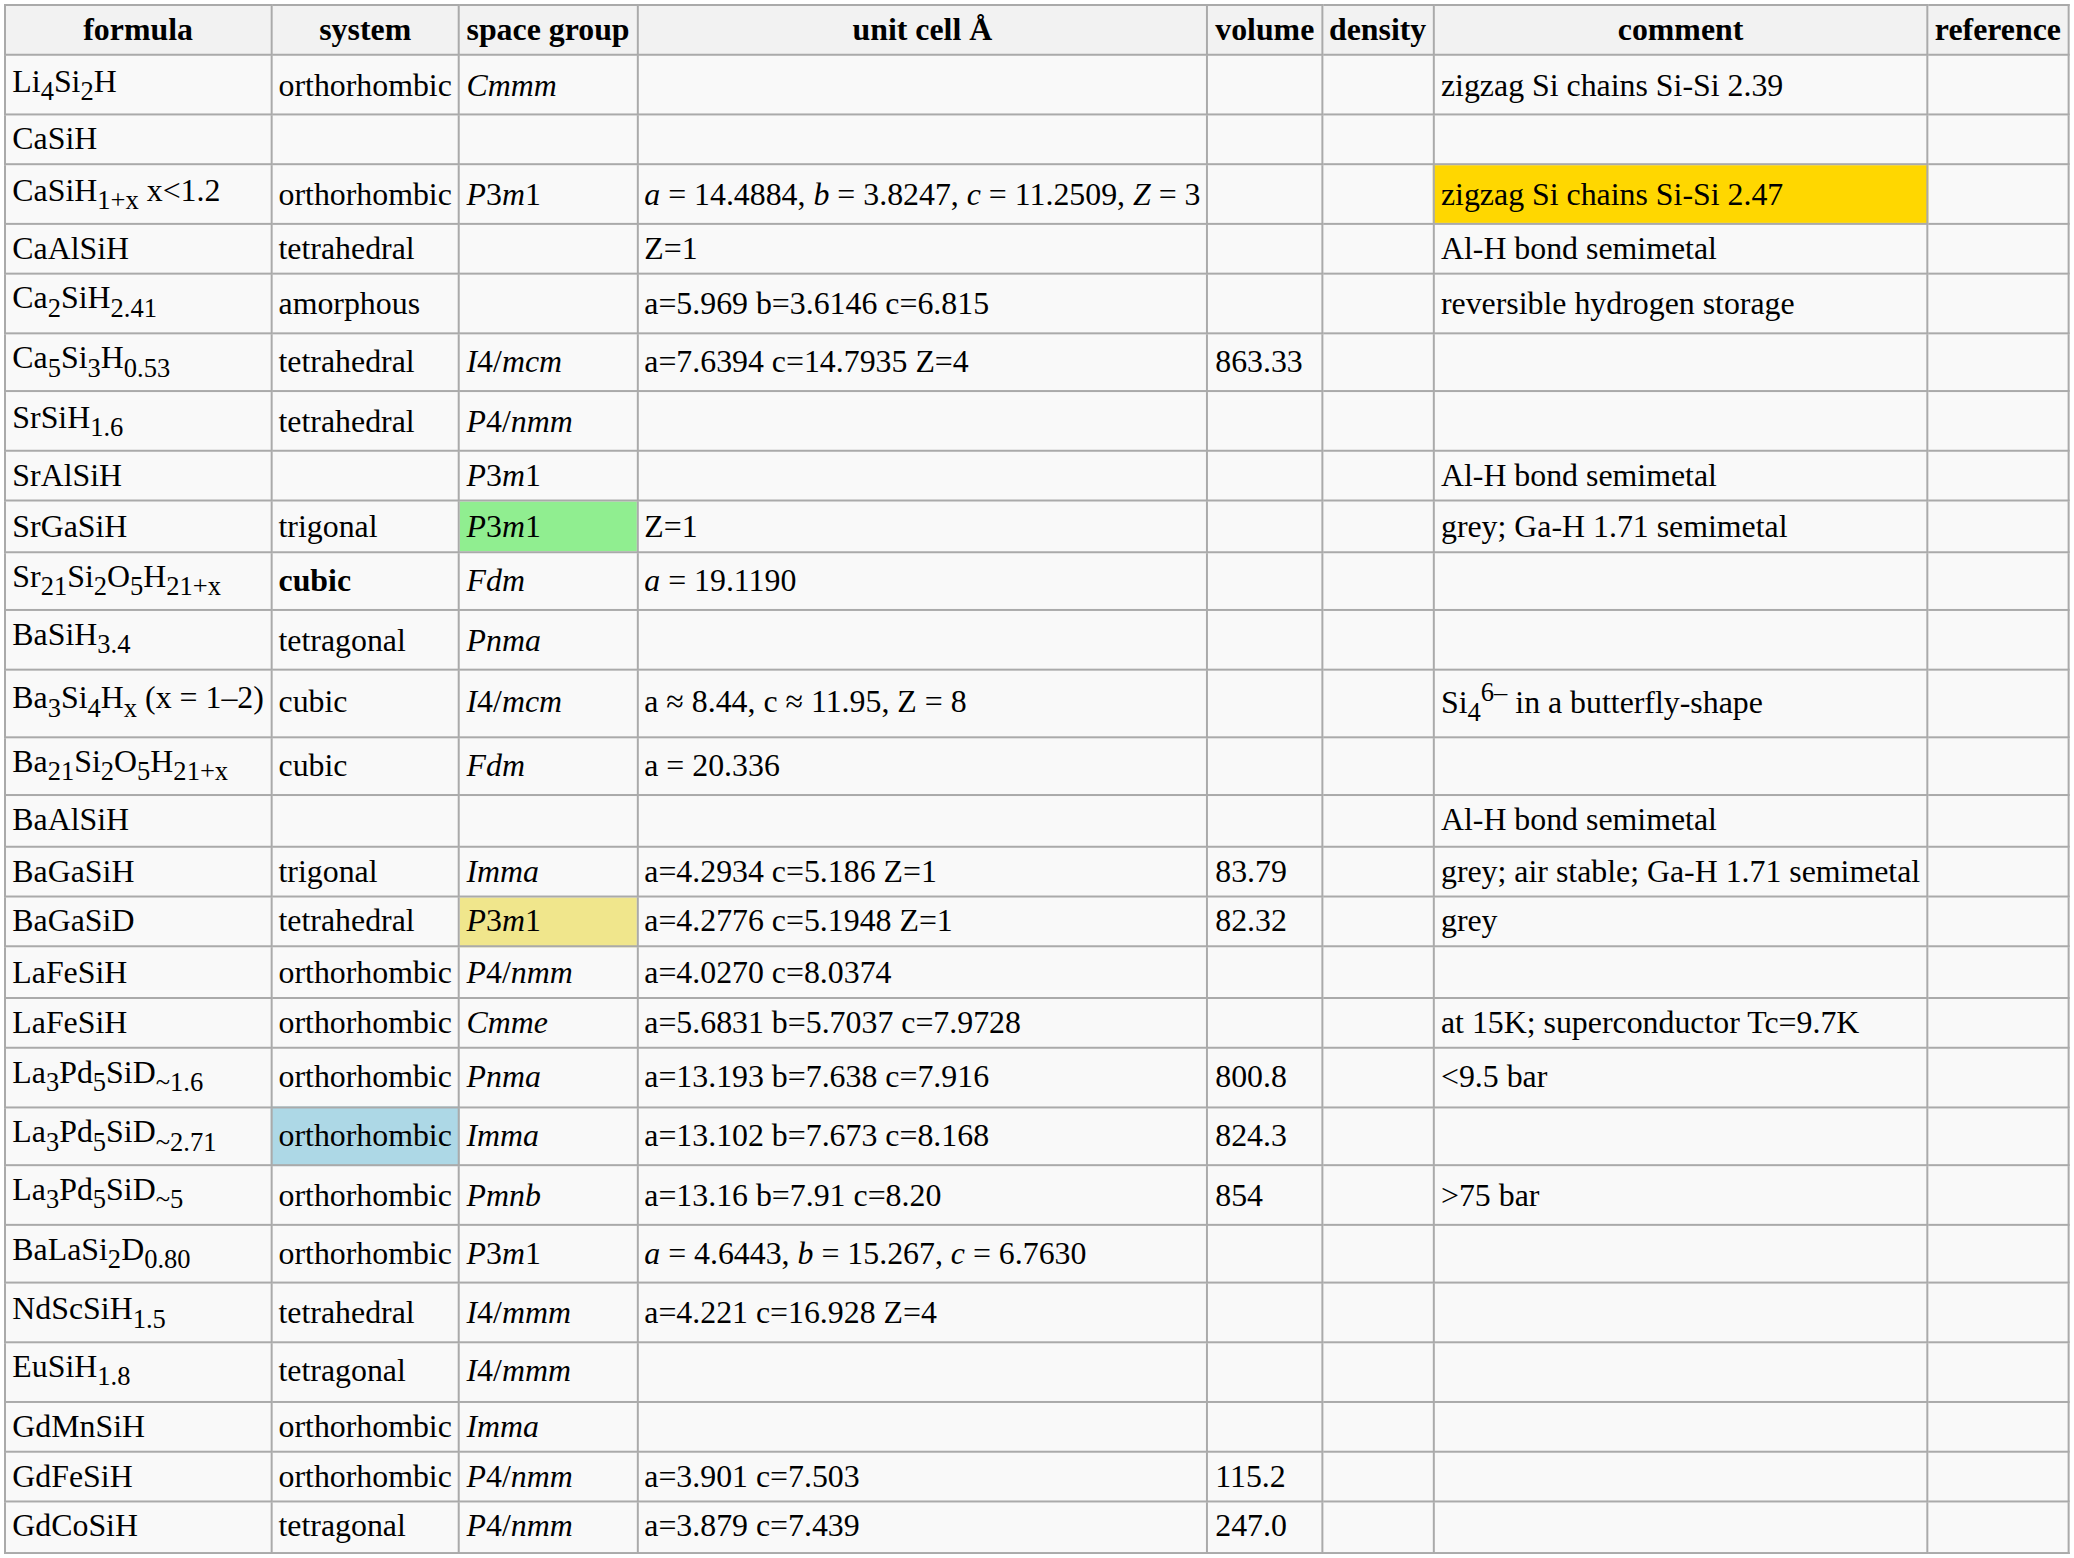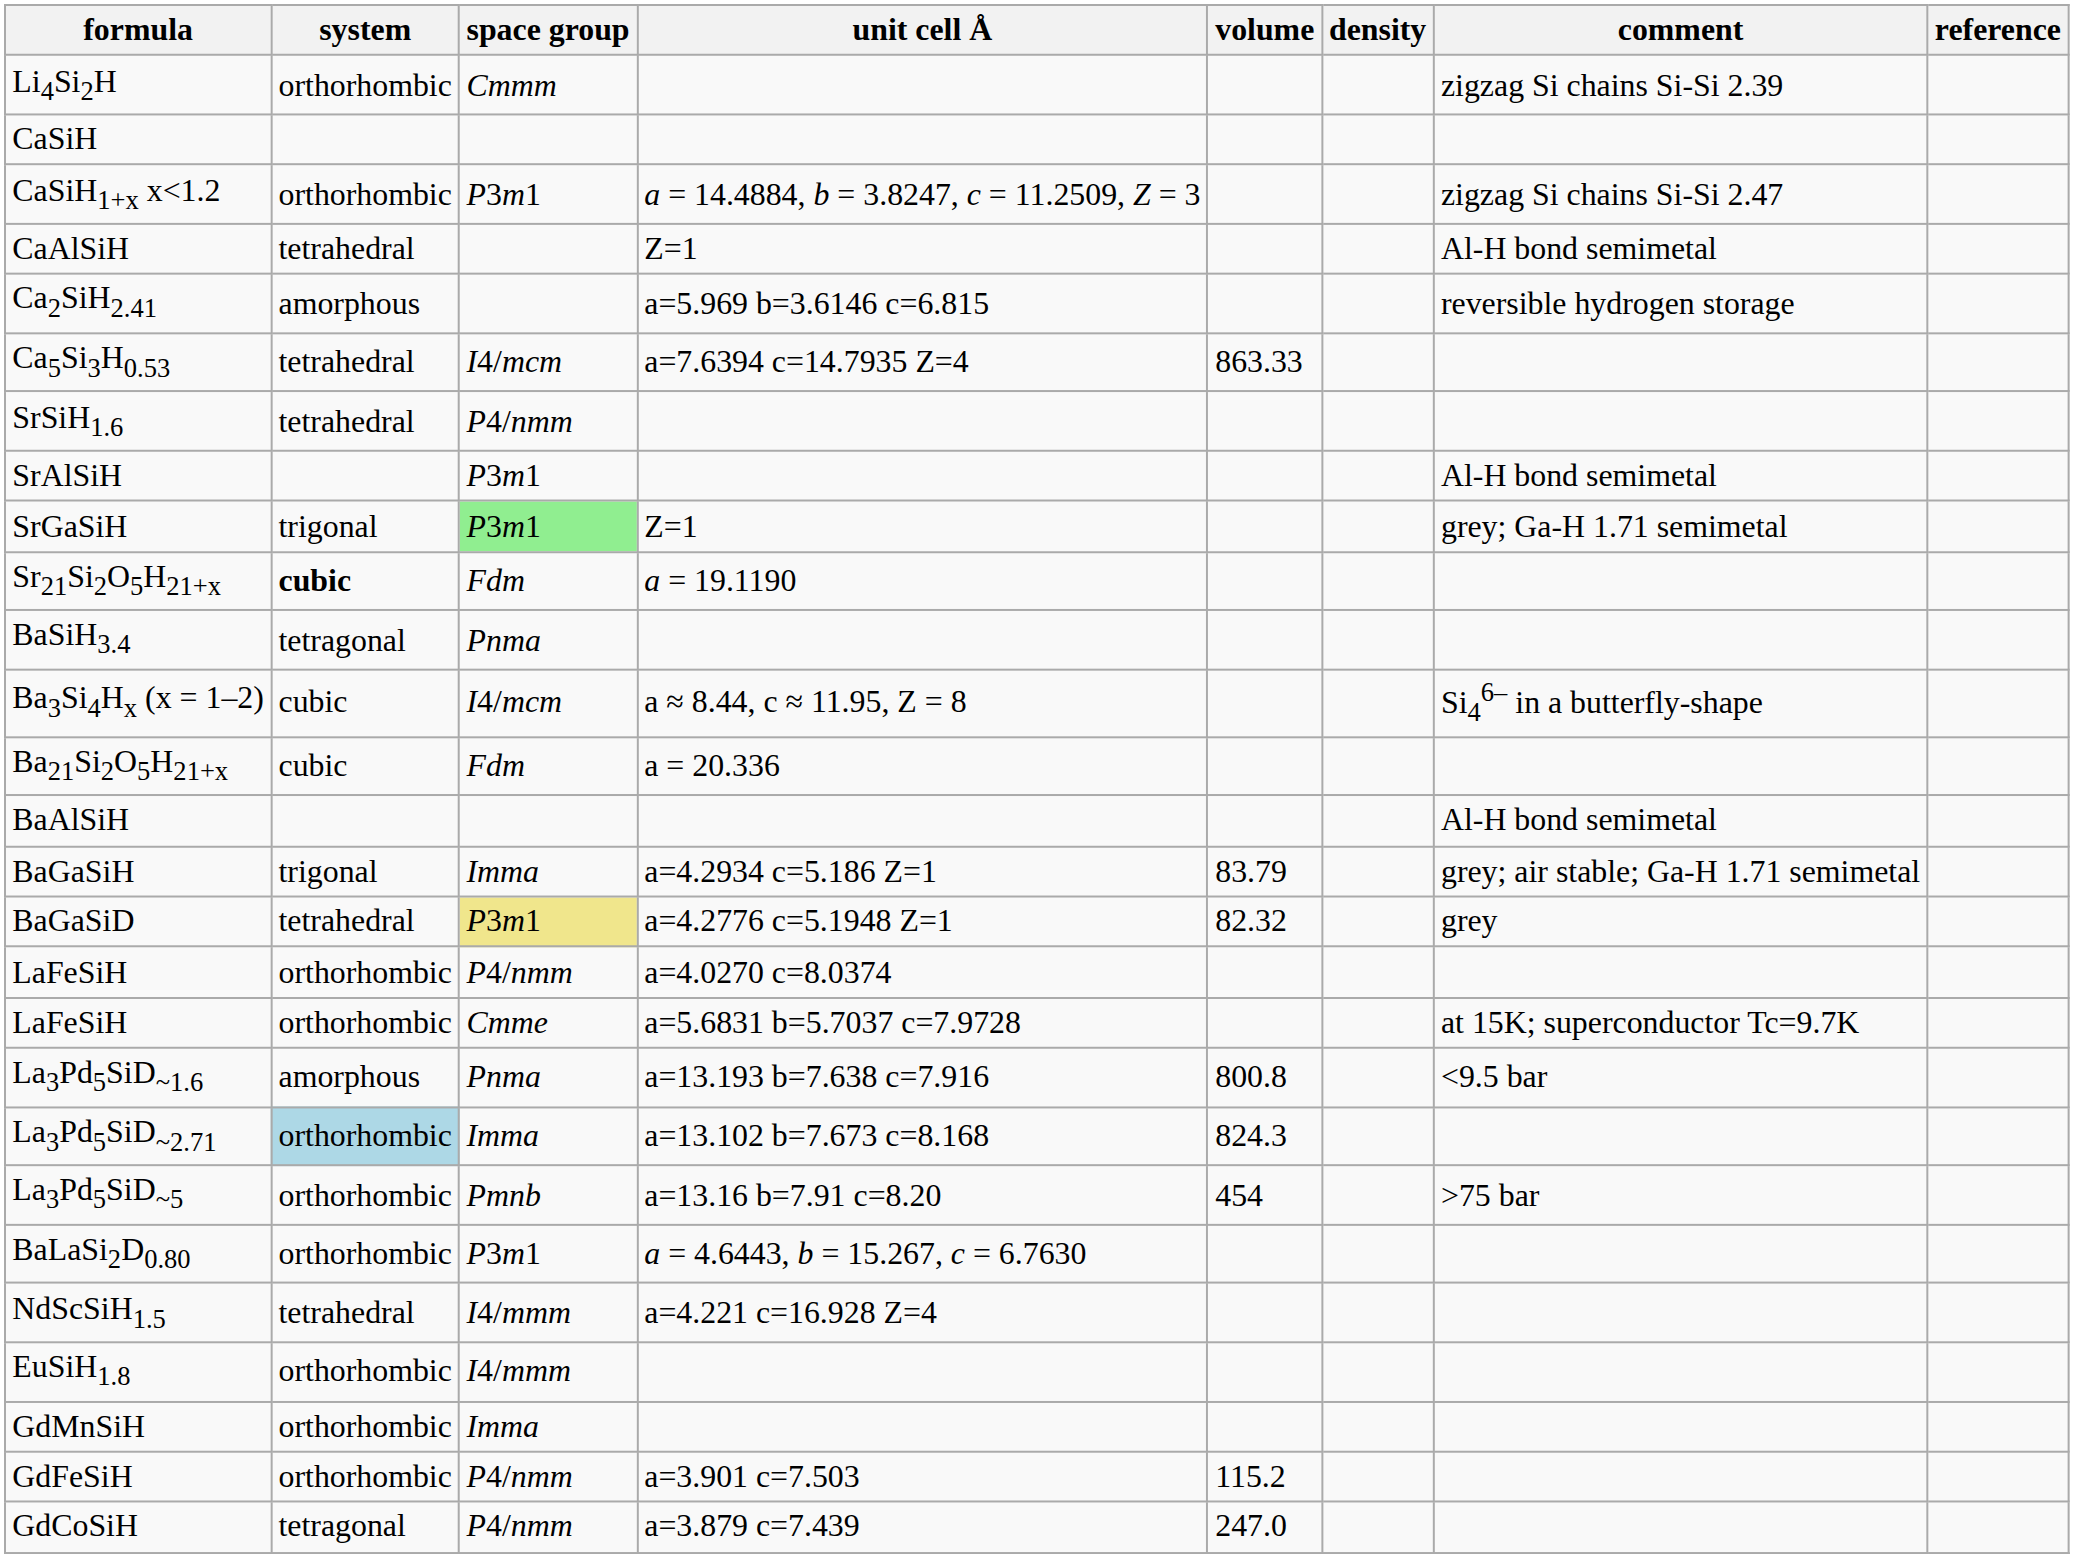(1612, 193) gold background -> (1612, 193) no background
(365, 1076) orthorhombic -> (349, 1076) amorphous
(1239, 1194) 854 -> (1239, 1194) 454
(342, 1371) tetragonal -> (365, 1371) orthorhombic
